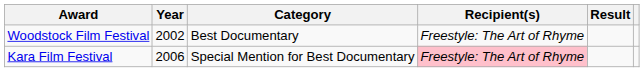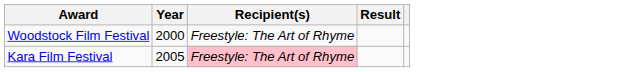- column: (303, 14)
(170, 35) 2002 -> (170, 35) 2000
(170, 56) 2006 -> (170, 56) 2005
